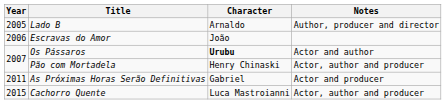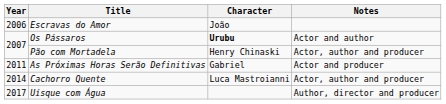- row: (45, 25)
(16, 92) 2015 -> (16, 79) 2014
+ row: (68, 92)
